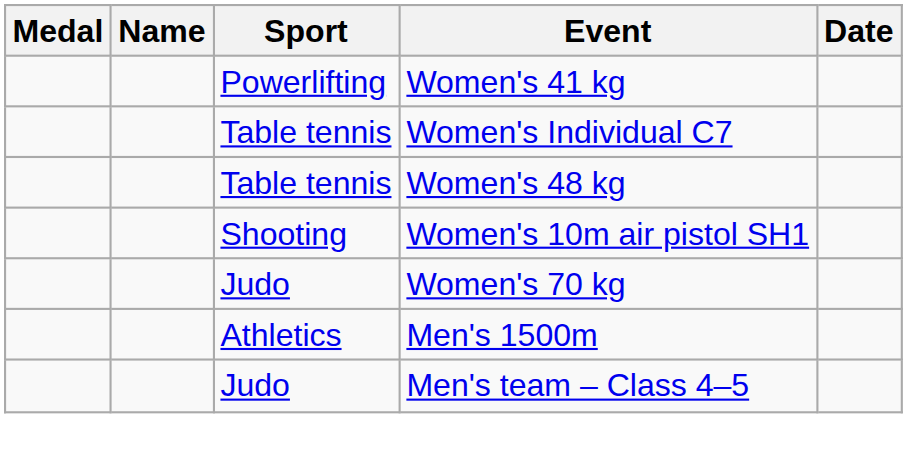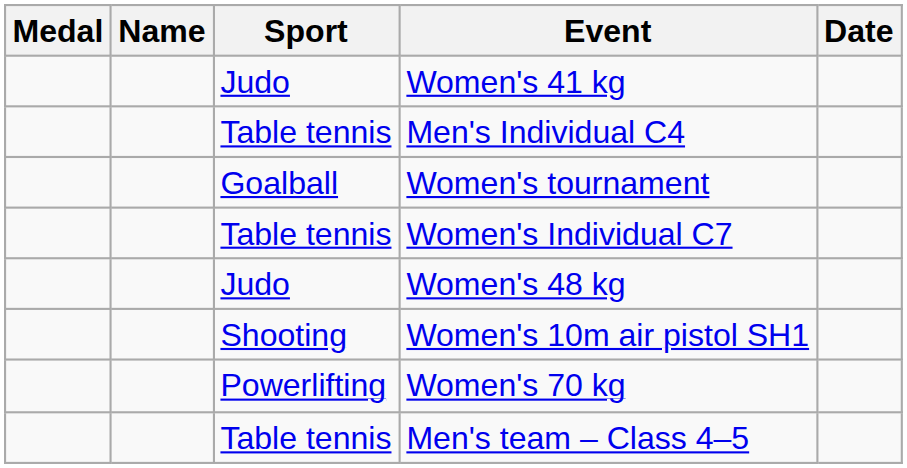(303, 81) Powerlifting -> (255, 81) Judo
+ row: (546, 132)
+ row: (558, 183)
(306, 183) Table tennis -> (255, 284) Judo
(255, 284) Judo -> (303, 386) Powerlifting
- row: (502, 335)
(255, 386) Judo -> (306, 437) Table tennis
